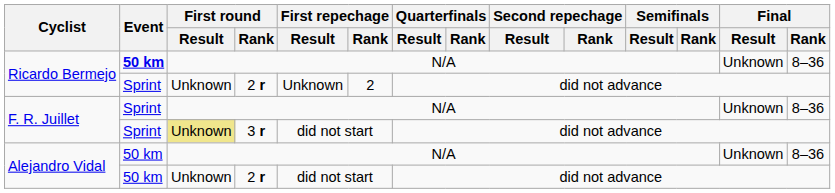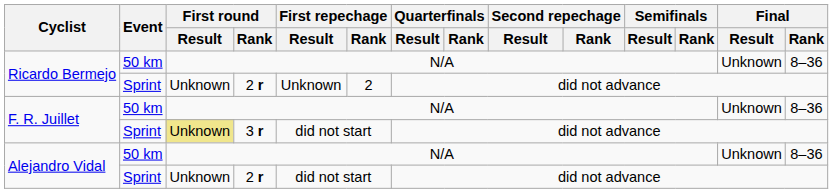(144, 62) bold -> (143, 62) normal
(142, 108) Sprint -> (143, 108) 50 km
(143, 177) 50 km -> (142, 177) Sprint
